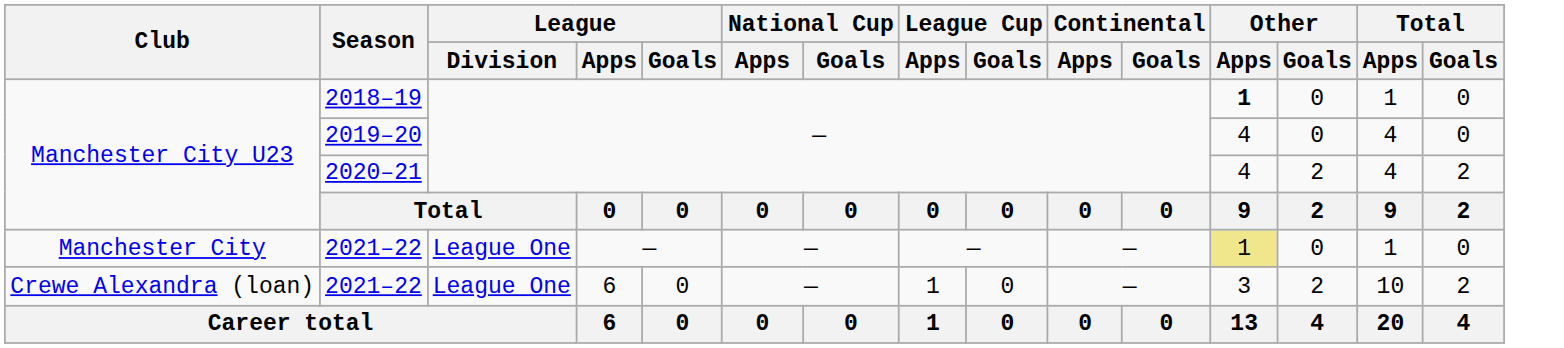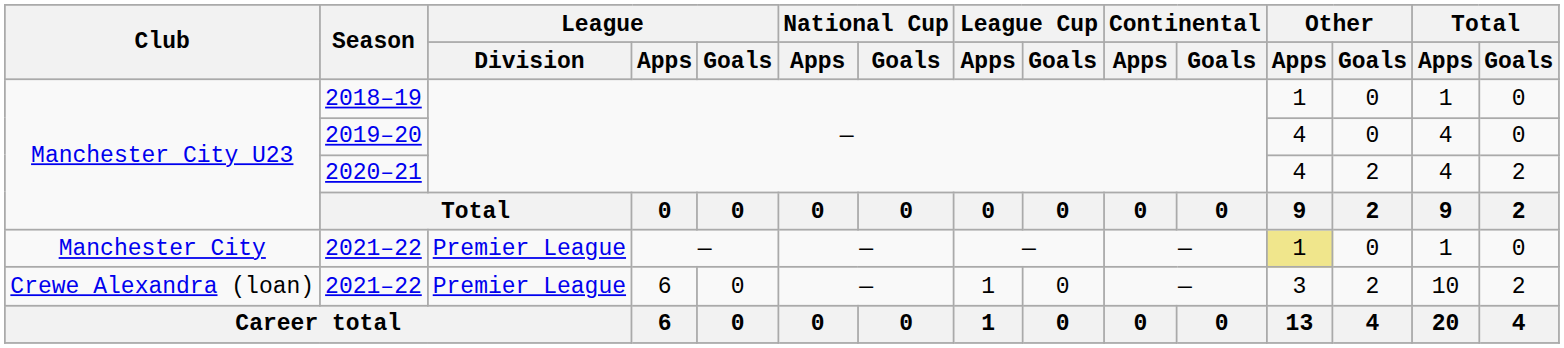(1244, 99) bold -> (1299, 99) normal
(502, 249) League One -> (529, 249) Premier League
(502, 286) League One -> (529, 286) Premier League
